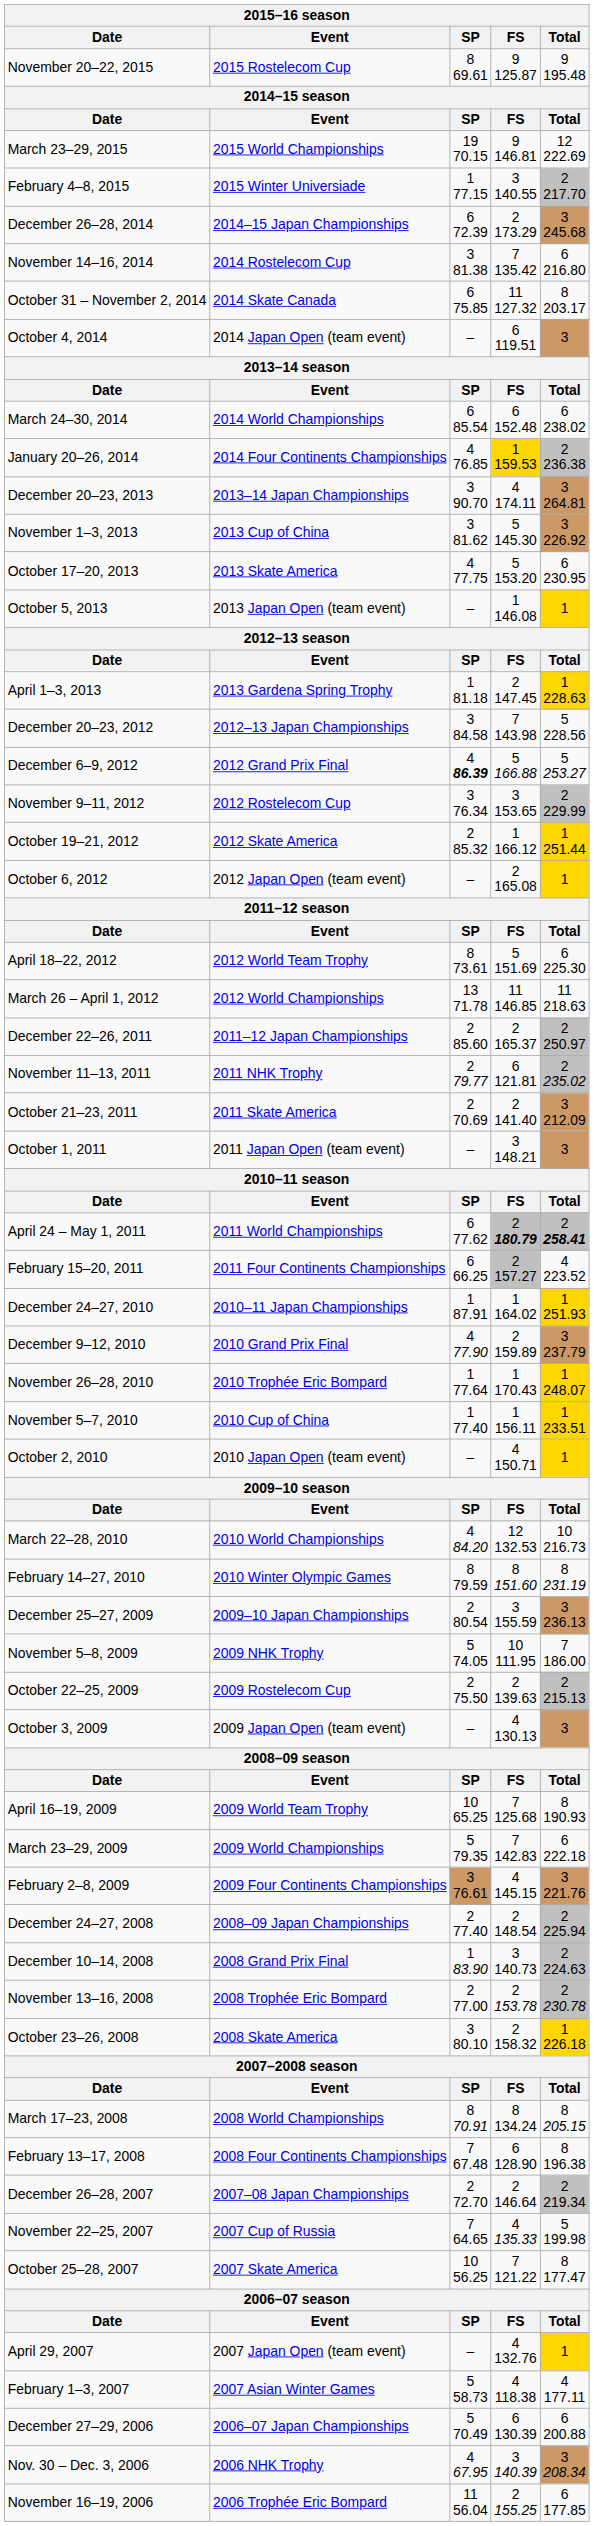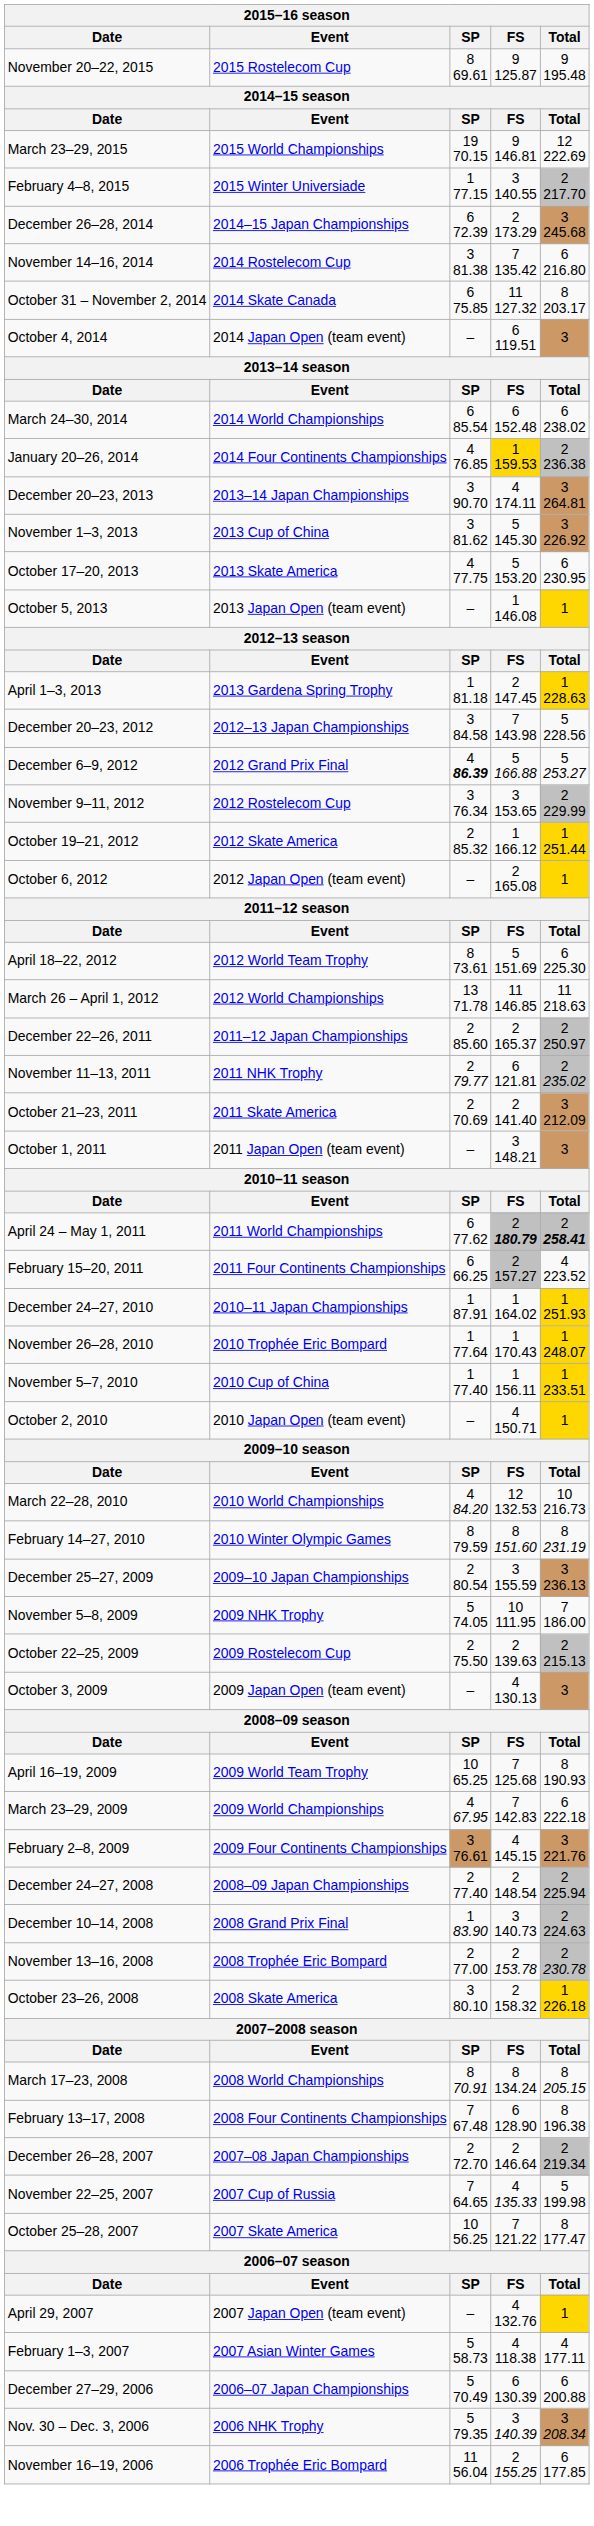- row: (77, 1344)
(470, 1848) 5 79.35 -> (470, 1810) 4 67.95
(470, 2464) 4 67.95 -> (470, 2427) 5 79.35
